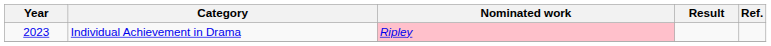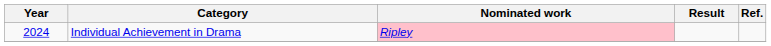(36, 32) 2023 -> (36, 32) 2024
